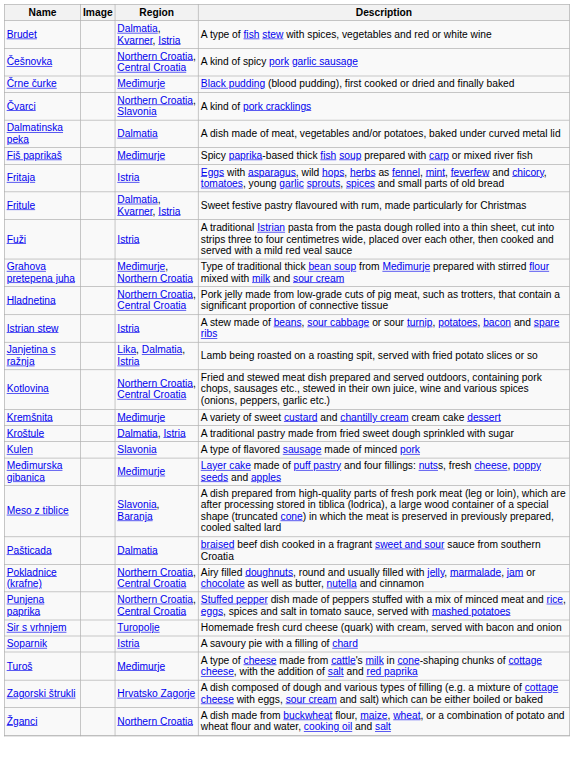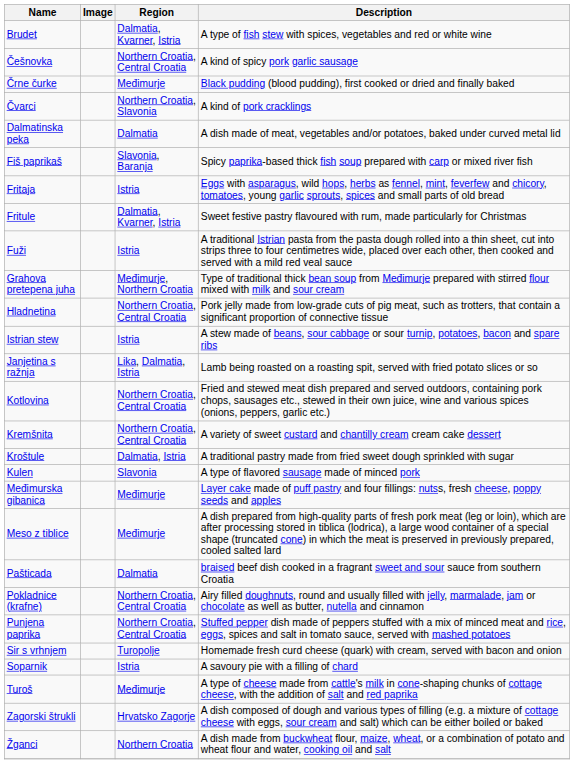(141, 156) Međimurje -> (138, 161) Slavonia, Baranja
(141, 417) Međimurje -> (157, 434) Northern Croatia, Central Croatia
(138, 511) Slavonia, Baranja -> (141, 534) Međimurje
